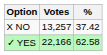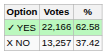rows swapped: (21, 43) <-> (18, 27)
